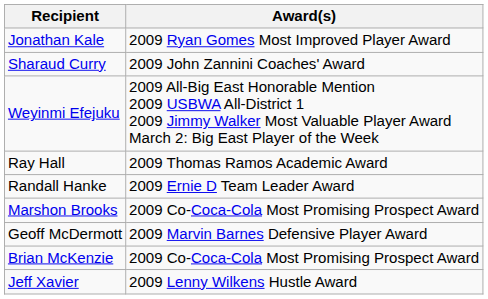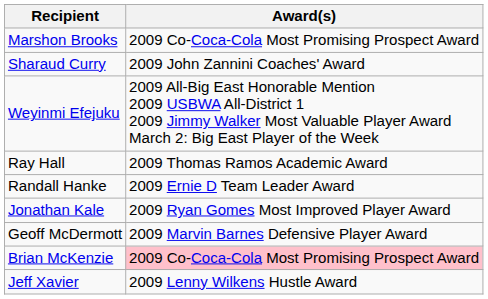rows swapped: (63, 210) <-> (56, 40)
(304, 258) no background -> (304, 258) pink background
